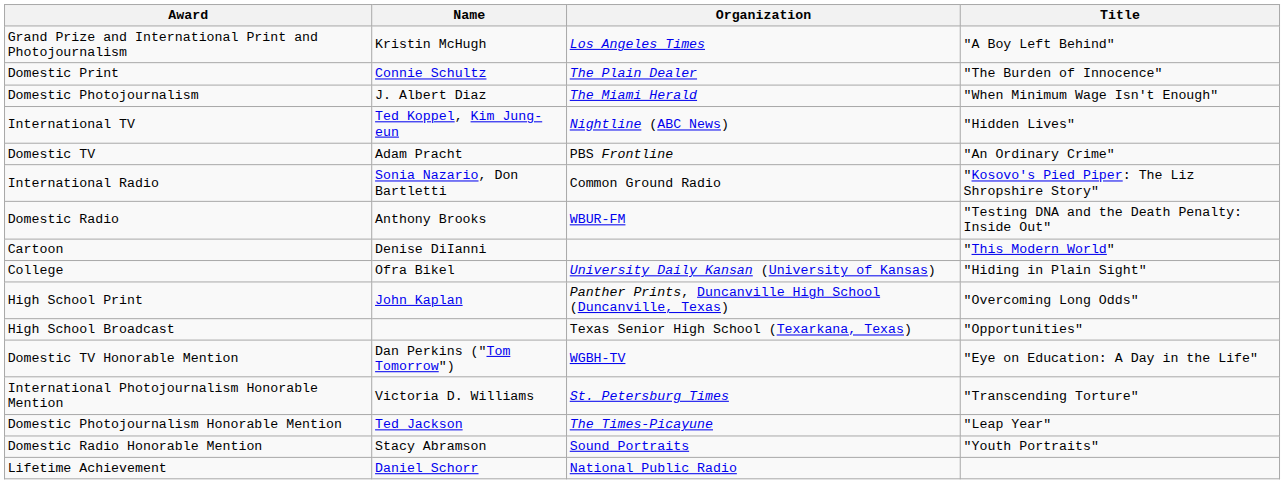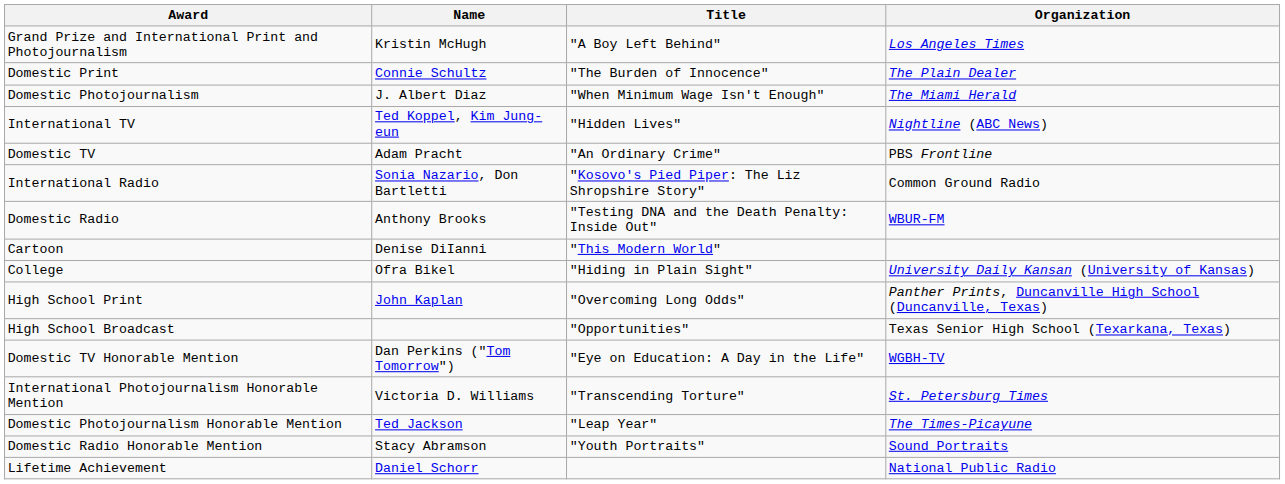columns swapped: (1120, 15) <-> (764, 15)
